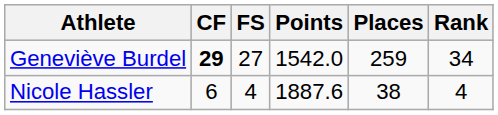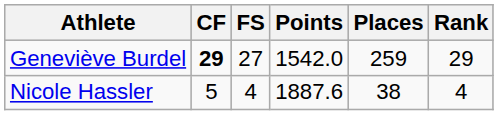(461, 58) 34 -> (461, 58) 29
(211, 93) 6 -> (211, 93) 5
